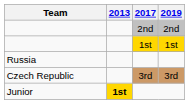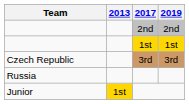rows swapped: (21, 60) <-> (40, 75)
(119, 91) bold -> (119, 91) normal
